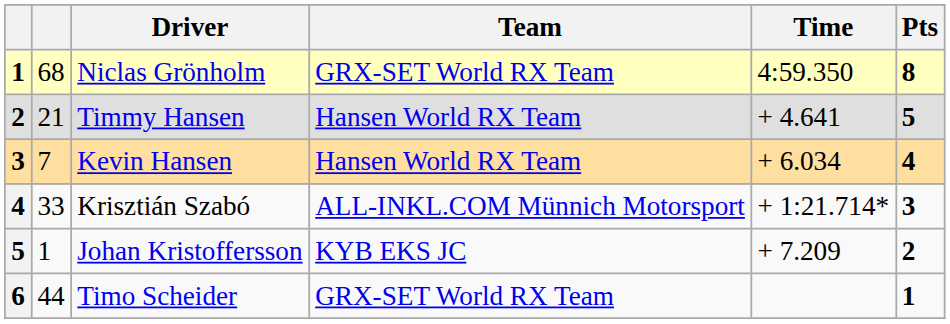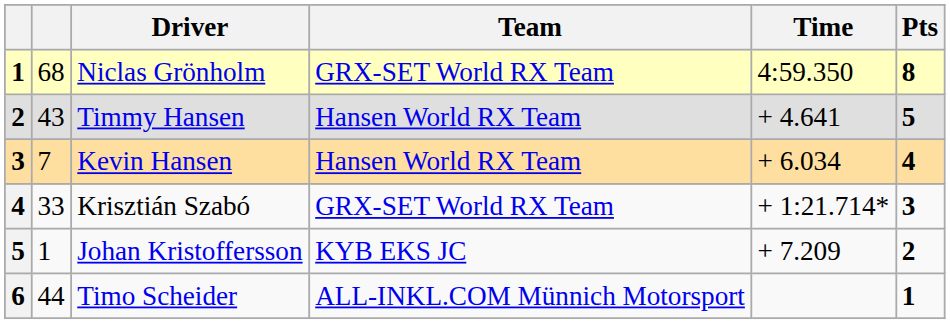(51, 116) 21 -> (51, 116) 43
(530, 206) ALL-INKL.COM Münnich Motorsport -> (465, 206) GRX-SET World RX Team
(465, 296) GRX-SET World RX Team -> (530, 296) ALL-INKL.COM Münnich Motorsport
